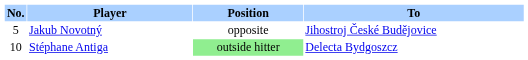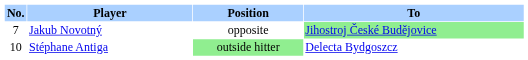(16, 30) 5 -> (16, 30) 7
(371, 30) no background -> (371, 30) lightgreen background
